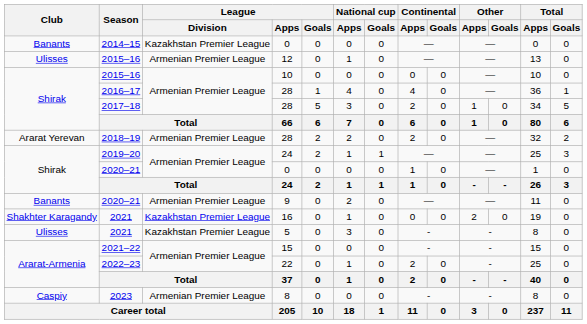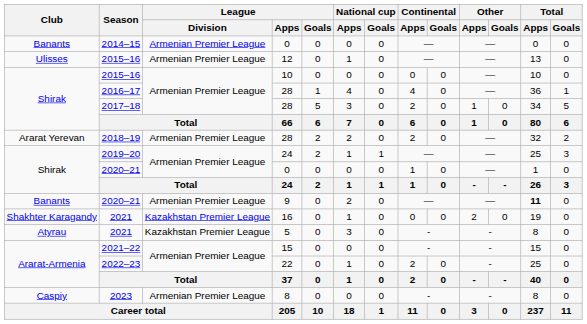(207, 43) Kazakhstan Premier League -> (207, 43) Armenian Premier League
(536, 201) normal -> (536, 201) bold
(52, 232) Ulisses -> (52, 232) Atyrau
